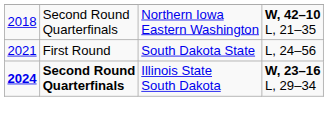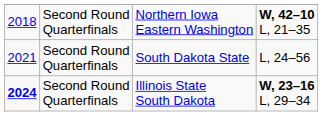(77, 50) First Round -> (86, 57) Second Round Quarterfinals
(89, 78) bold -> (86, 93) normal
